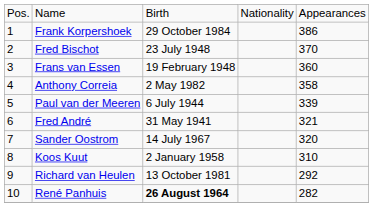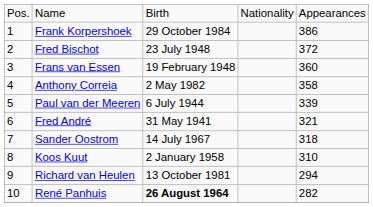(308, 49) 370 -> (308, 49) 372
(308, 139) 320 -> (308, 139) 318
(308, 175) 292 -> (308, 175) 294
